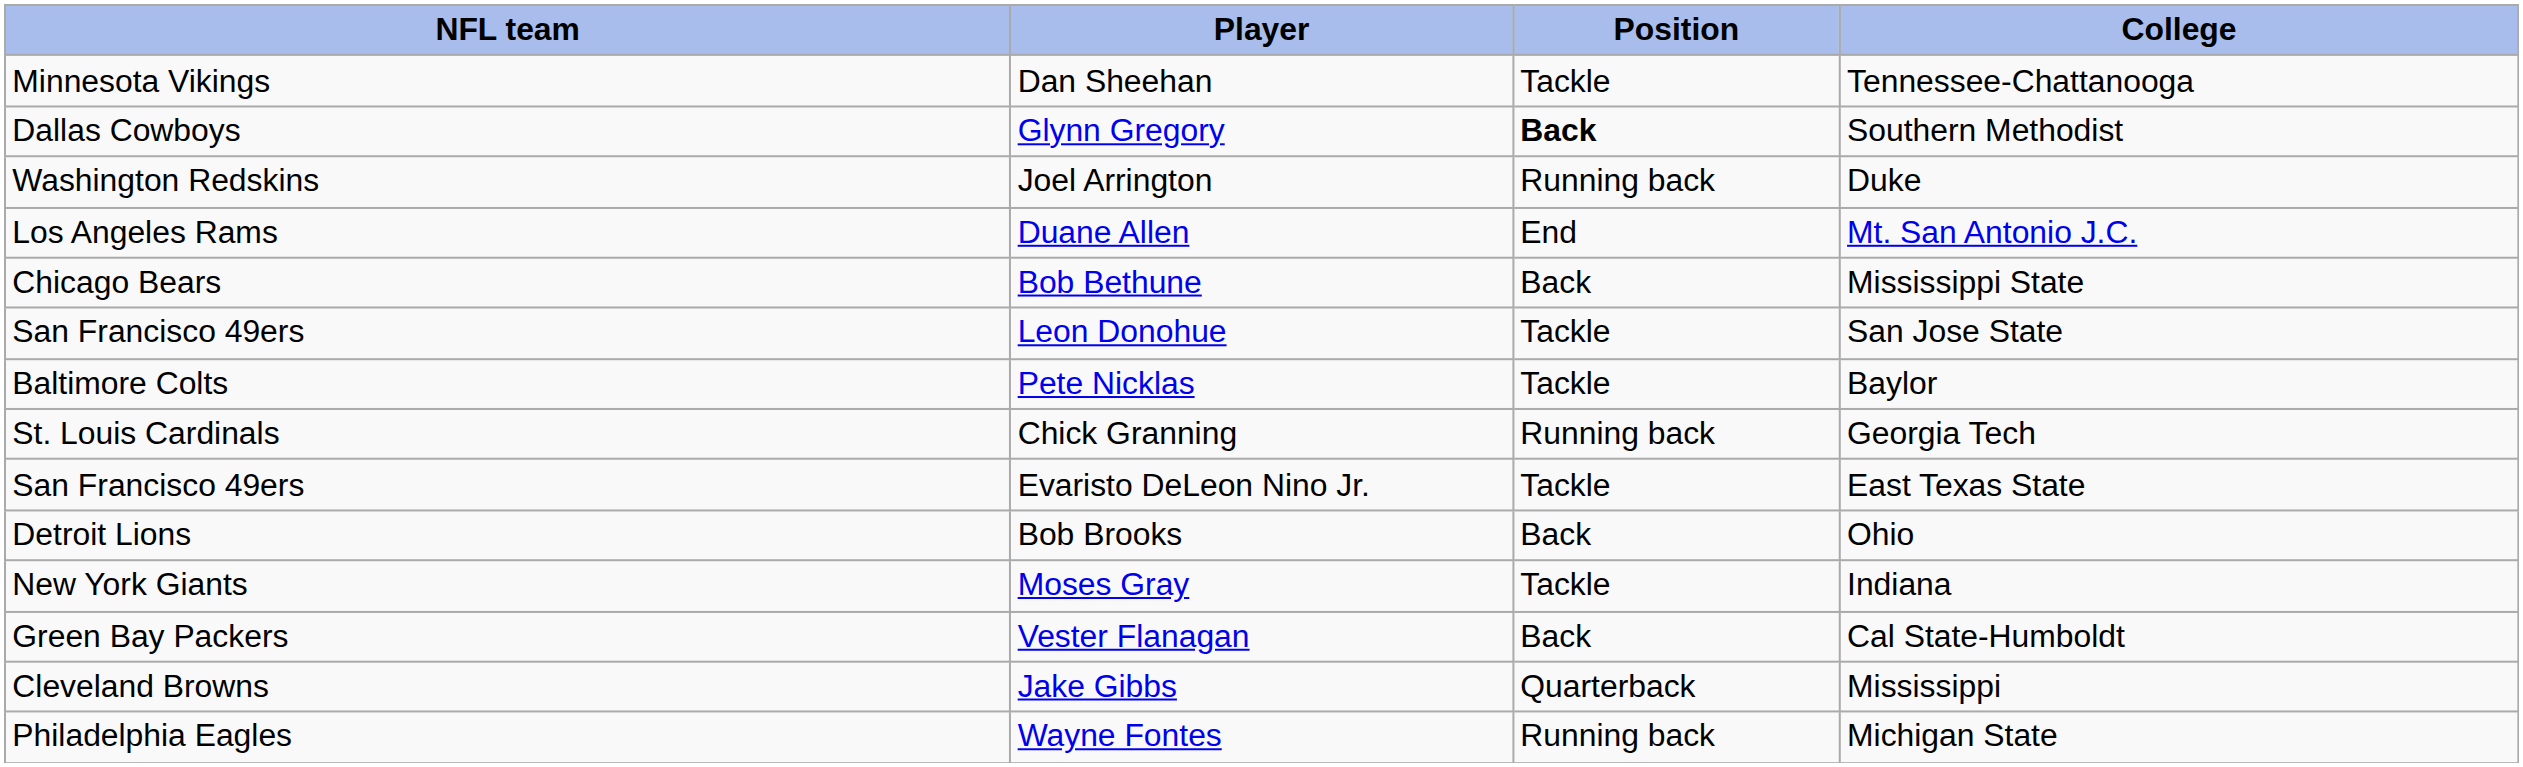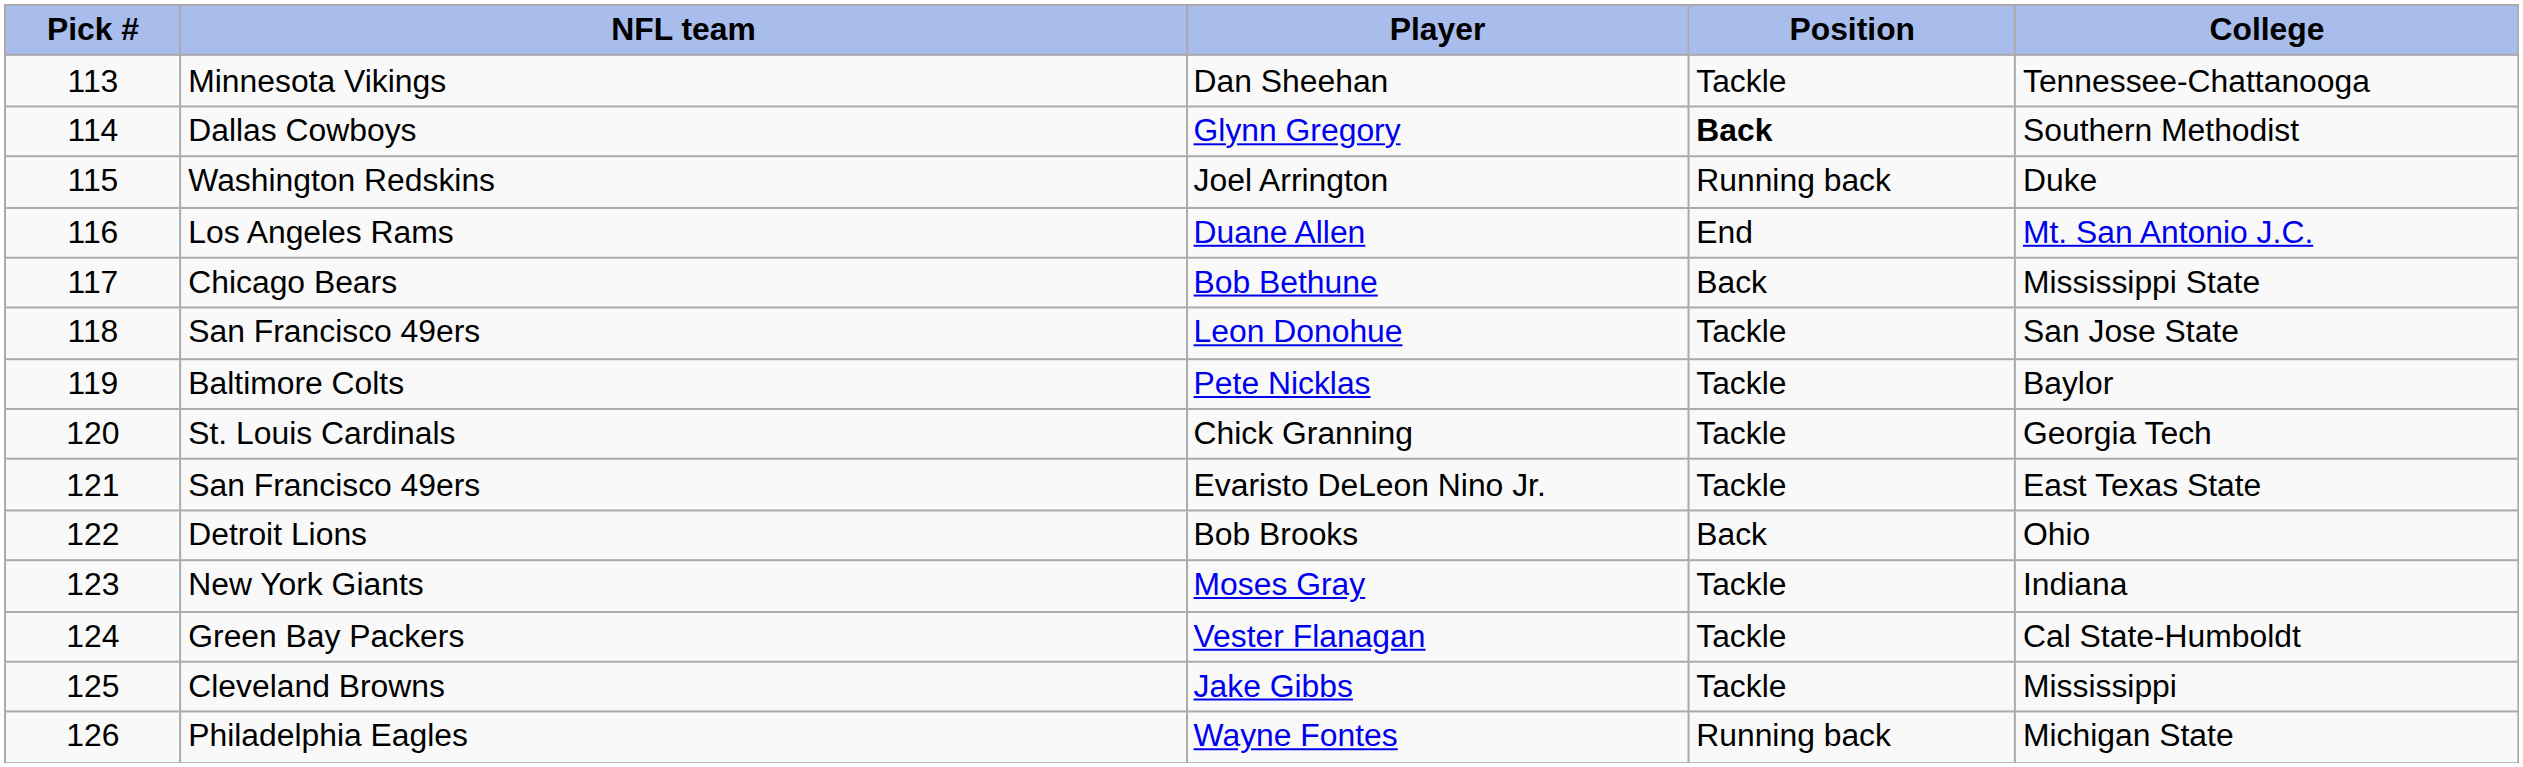+ column: (93, 29)
(1618, 433) Running back -> (1741, 433) Tackle
(1556, 635) Back -> (1741, 635) Tackle
(1608, 686) Quarterback -> (1741, 686) Tackle
